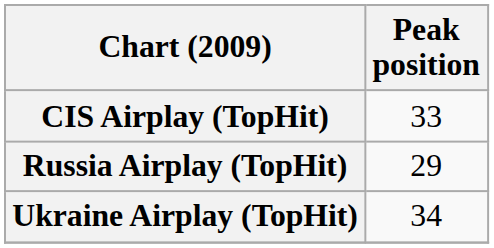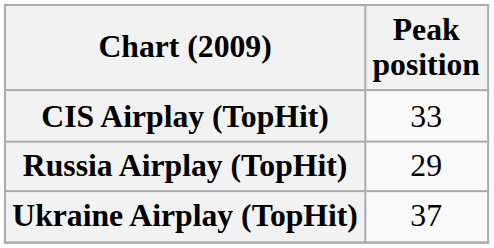(426, 215) 34 -> (426, 215) 37
